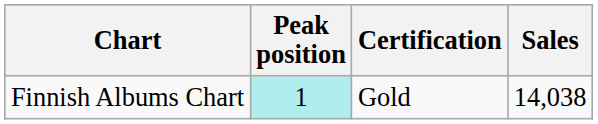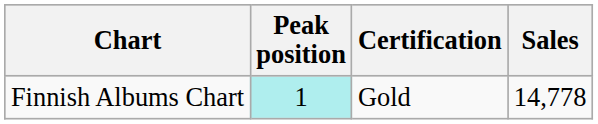(550, 97) 14,038 -> (550, 97) 14,778
